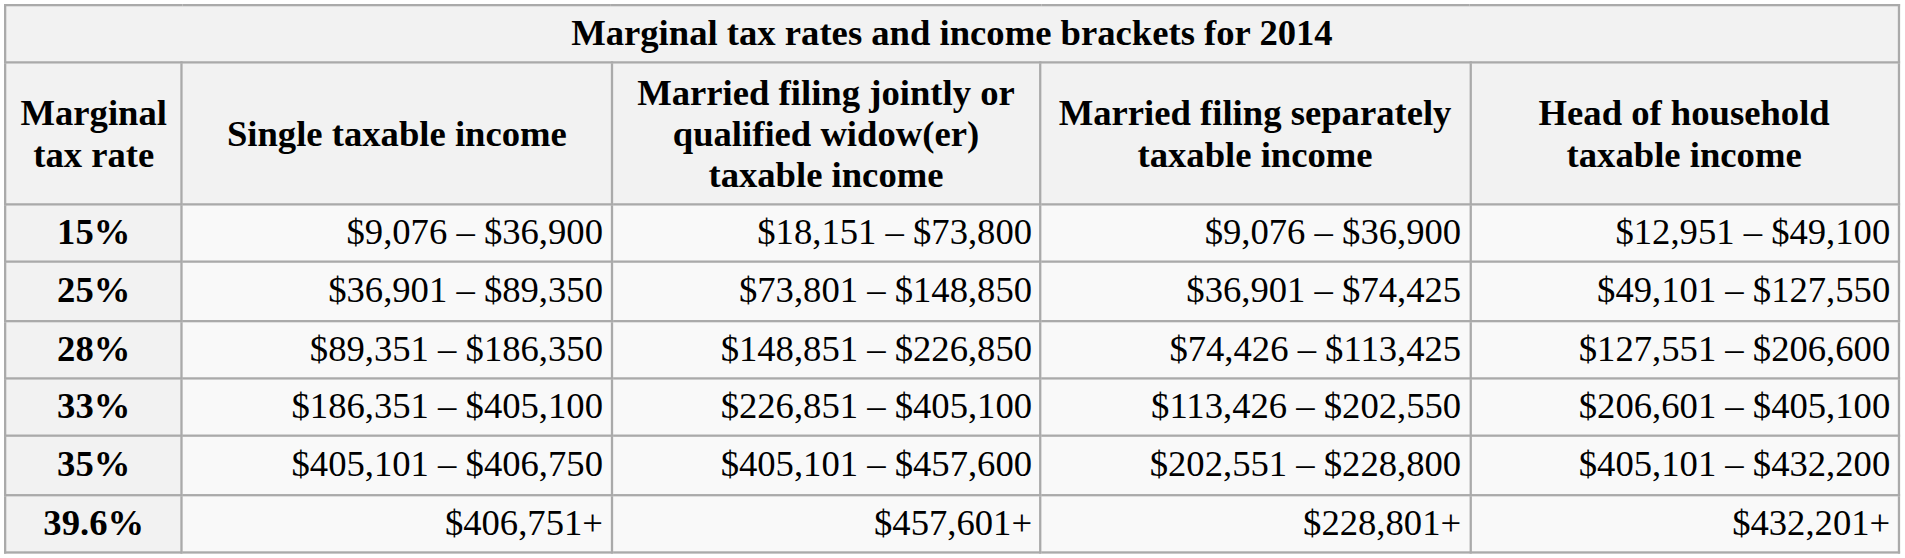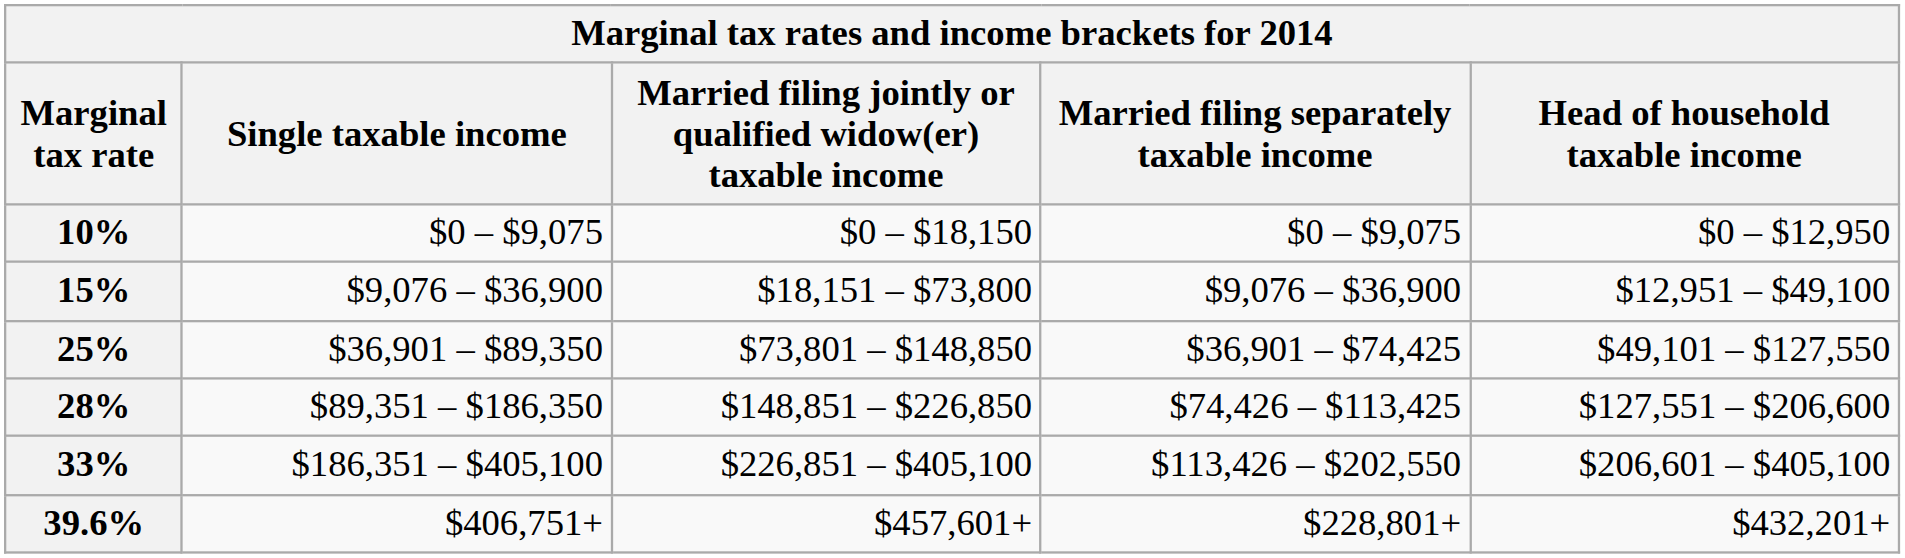+ row: (94, 232)
- row: (94, 464)
